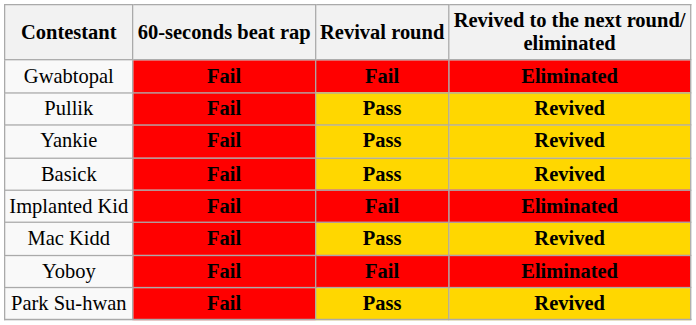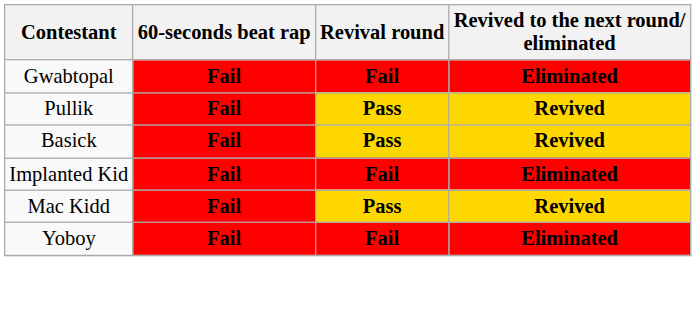- row: (69, 141)
- row: (69, 303)
